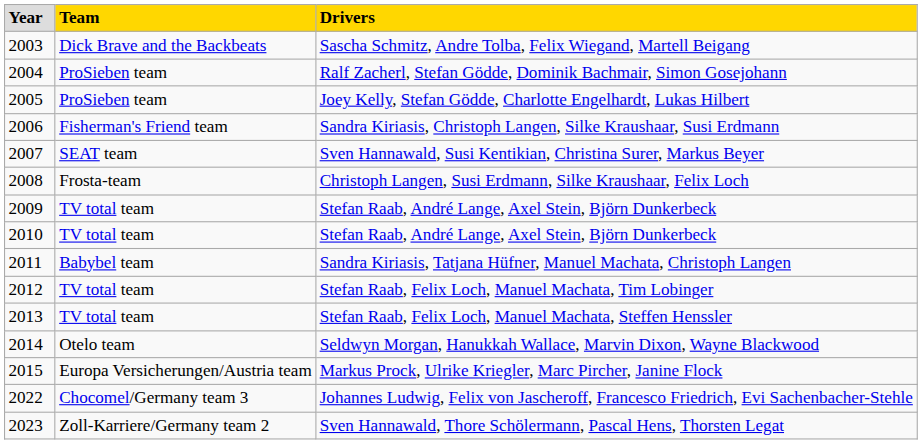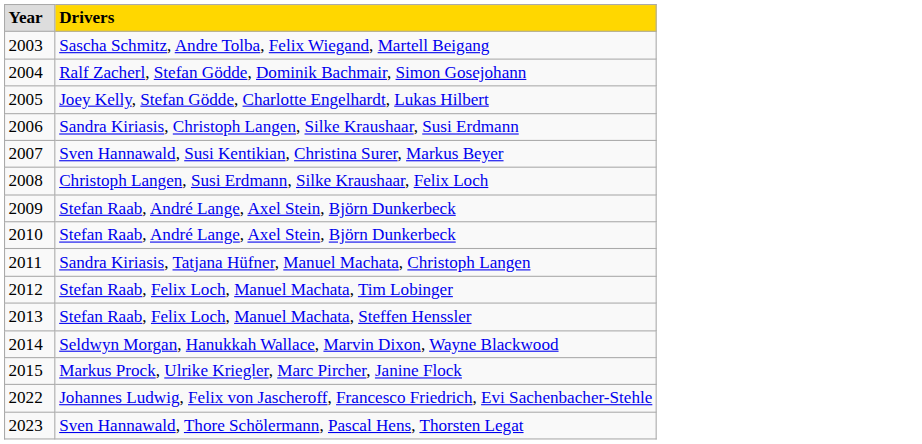- column: (79, 18)
